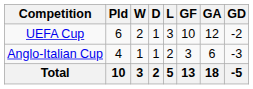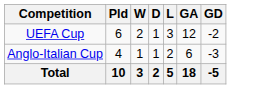- column: (188, 14)
